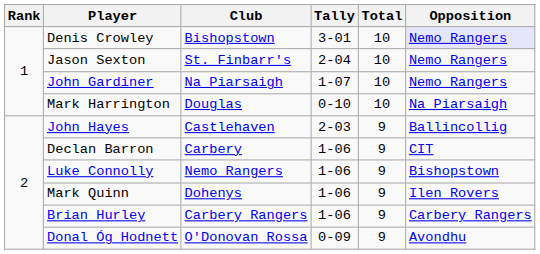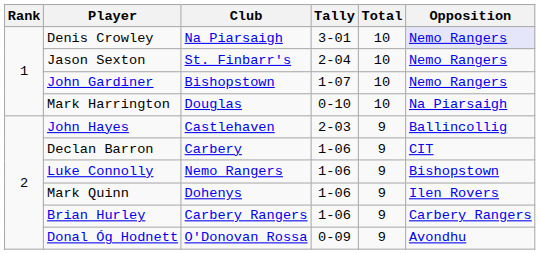(230, 38) Bishopstown -> (234, 38) Na Piarsaigh
(234, 82) Na Piarsaigh -> (230, 82) Bishopstown
